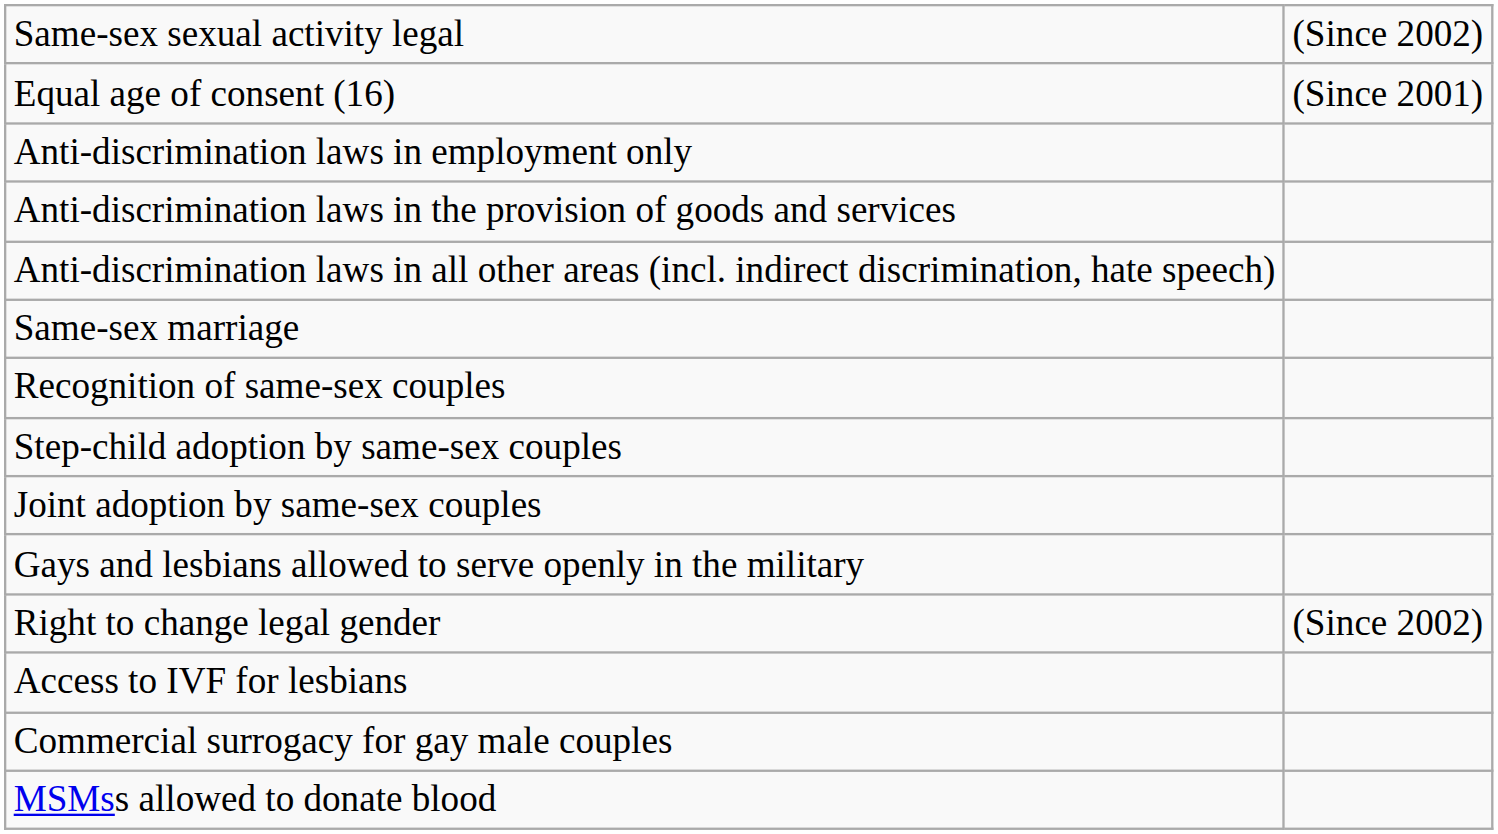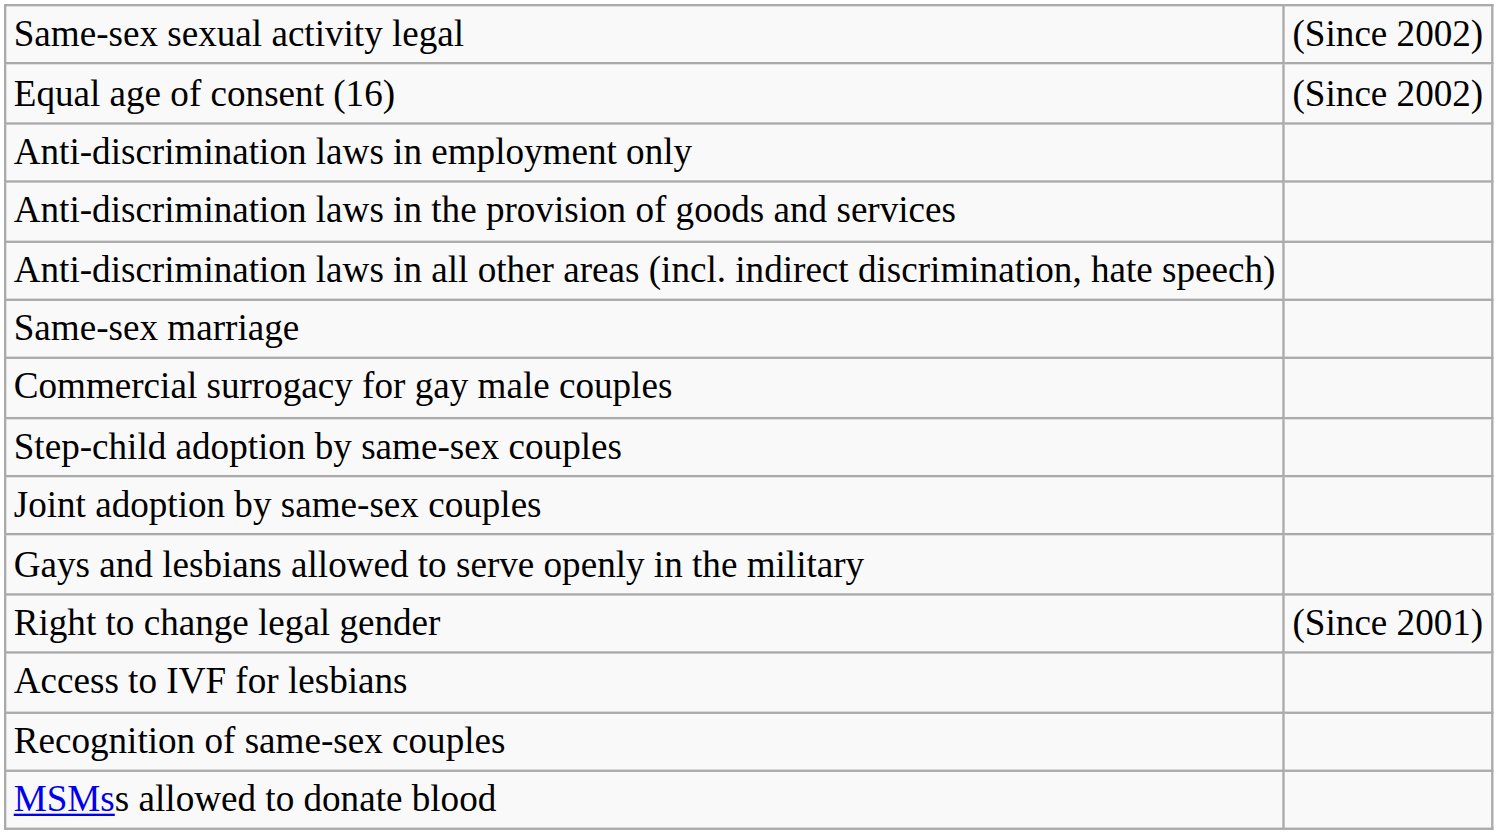(1388, 92) (Since 2001) -> (1388, 92) (Since 2002)
rows swapped: (260, 387) <-> (343, 740)
(1388, 622) (Since 2002) -> (1388, 622) (Since 2001)
